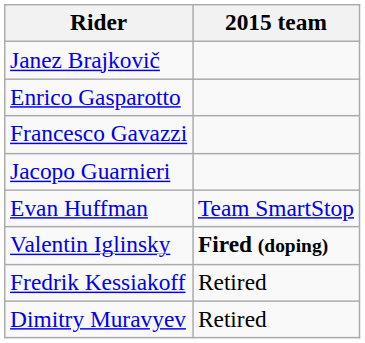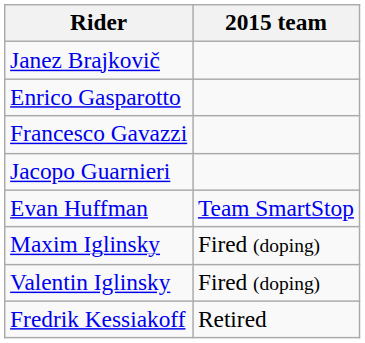+ row: (85, 245)
(263, 245) bold -> (259, 282) normal
- row: (98, 319)
